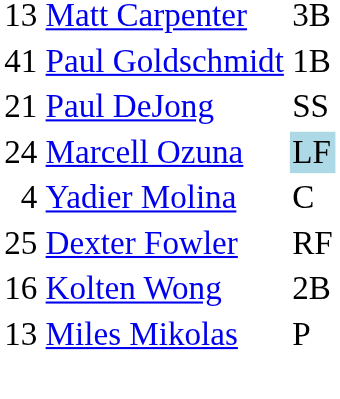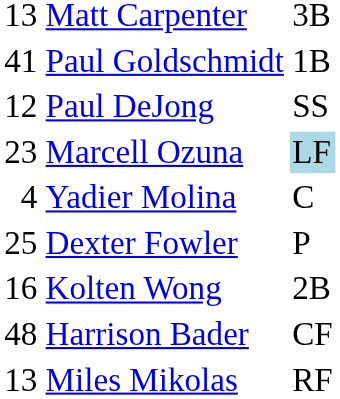(21, 106) 21 -> (21, 106) 12
(21, 151) 24 -> (21, 151) 23
(312, 243) RF -> (301, 243) P
+ row: (147, 334)
(301, 334) P -> (312, 379) RF
